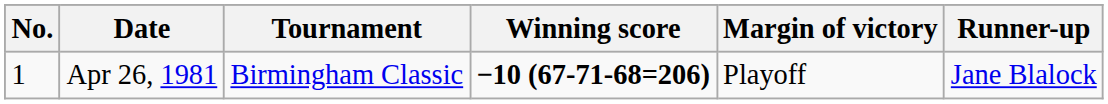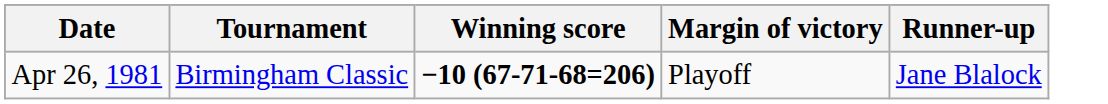- column: (32, 28)
